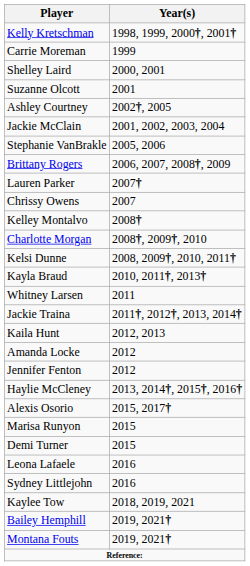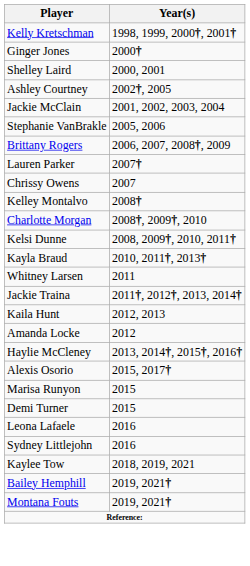- row: (46, 51)
+ row: (38, 51)
- row: (43, 88)
- row: (44, 370)
